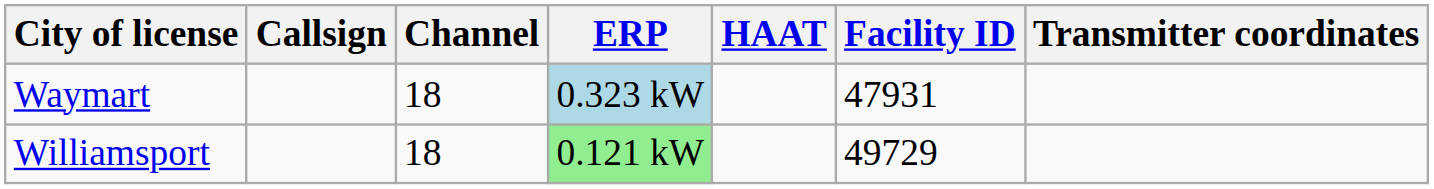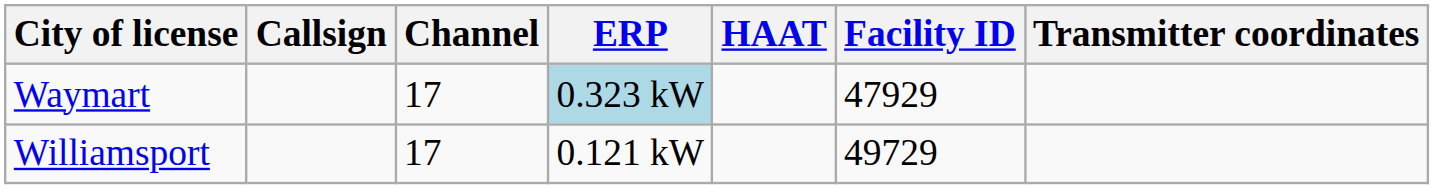(423, 93) 18 -> (423, 93) 17
(891, 93) 47931 -> (891, 93) 47929
(423, 152) 18 -> (423, 152) 17
(630, 152) lightgreen background -> (630, 152) no background
